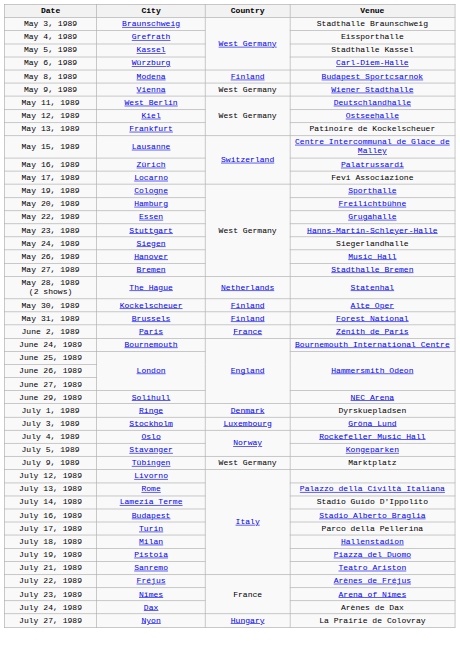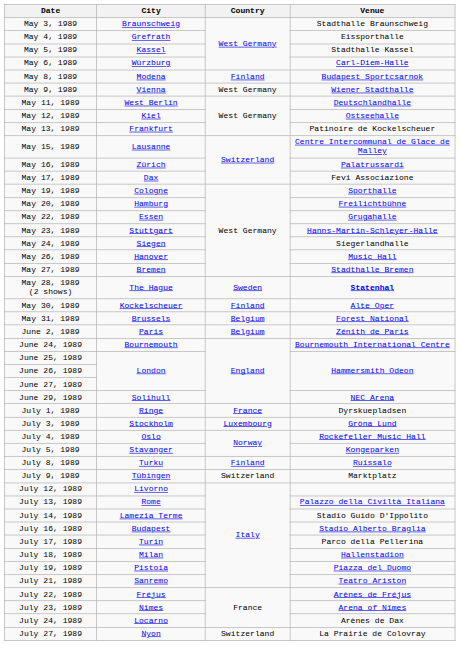(151, 178) Locarno -> (151, 178) Dax
(248, 288) Netherlands -> (248, 288) Sweden
(372, 288) normal -> (372, 288) bold
(248, 318) Finland -> (248, 318) Belgium
(248, 332) France -> (248, 332) Belgium
(248, 410) Denmark -> (248, 410) France
+ row: (51, 463)
(248, 463) West Germany -> (248, 476) Switzerland
(151, 607) Dax -> (151, 621) Locarno
(248, 621) Hungary -> (248, 634) Switzerland
